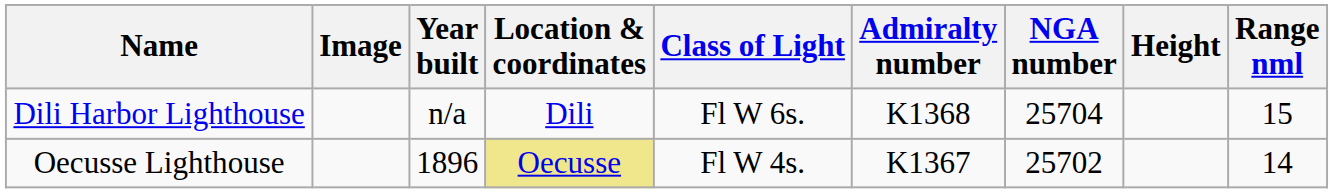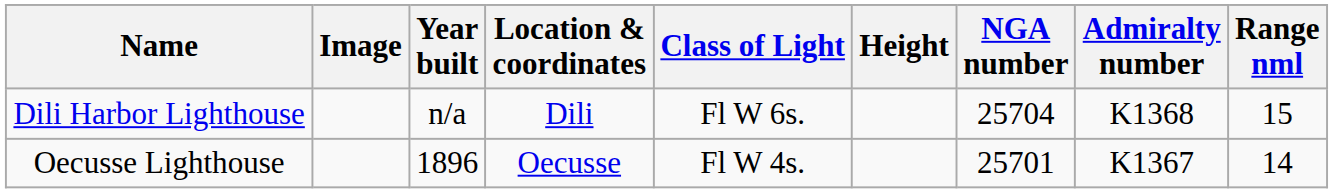columns swapped: (1176, 46) <-> (928, 46)
(569, 162) khaki background -> (569, 162) no background
(1064, 162) 25702 -> (1016, 162) 25701
